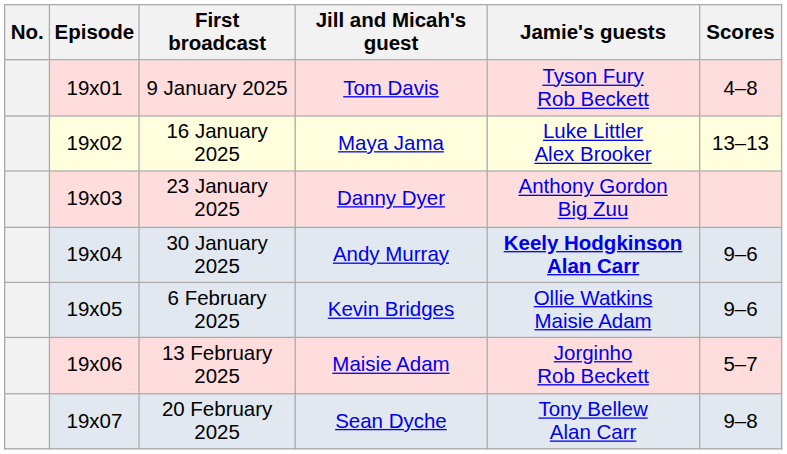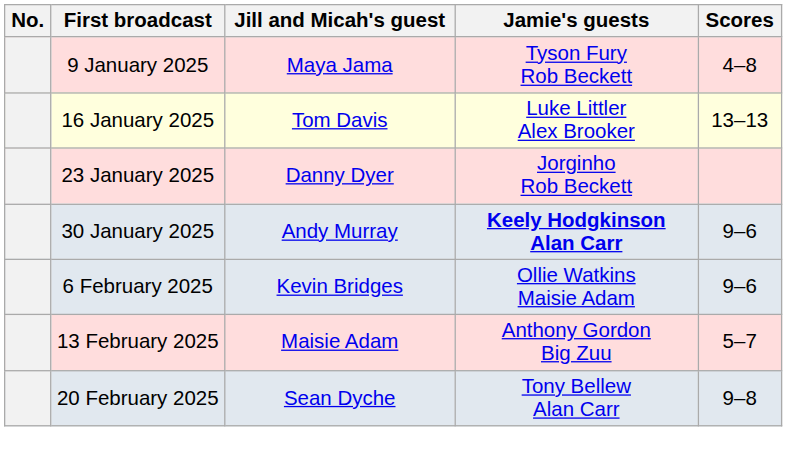- column: (94, 32)
(391, 87) Tom Davis -> (340, 64) Maya Jama
(391, 143) Maya Jama -> (340, 120) Tom Davis
(593, 198) Anthony Gordon Big Zuu -> (576, 175) Jorginho Rob Beckett
(593, 365) Jorginho Rob Beckett -> (576, 342) Anthony Gordon Big Zuu
